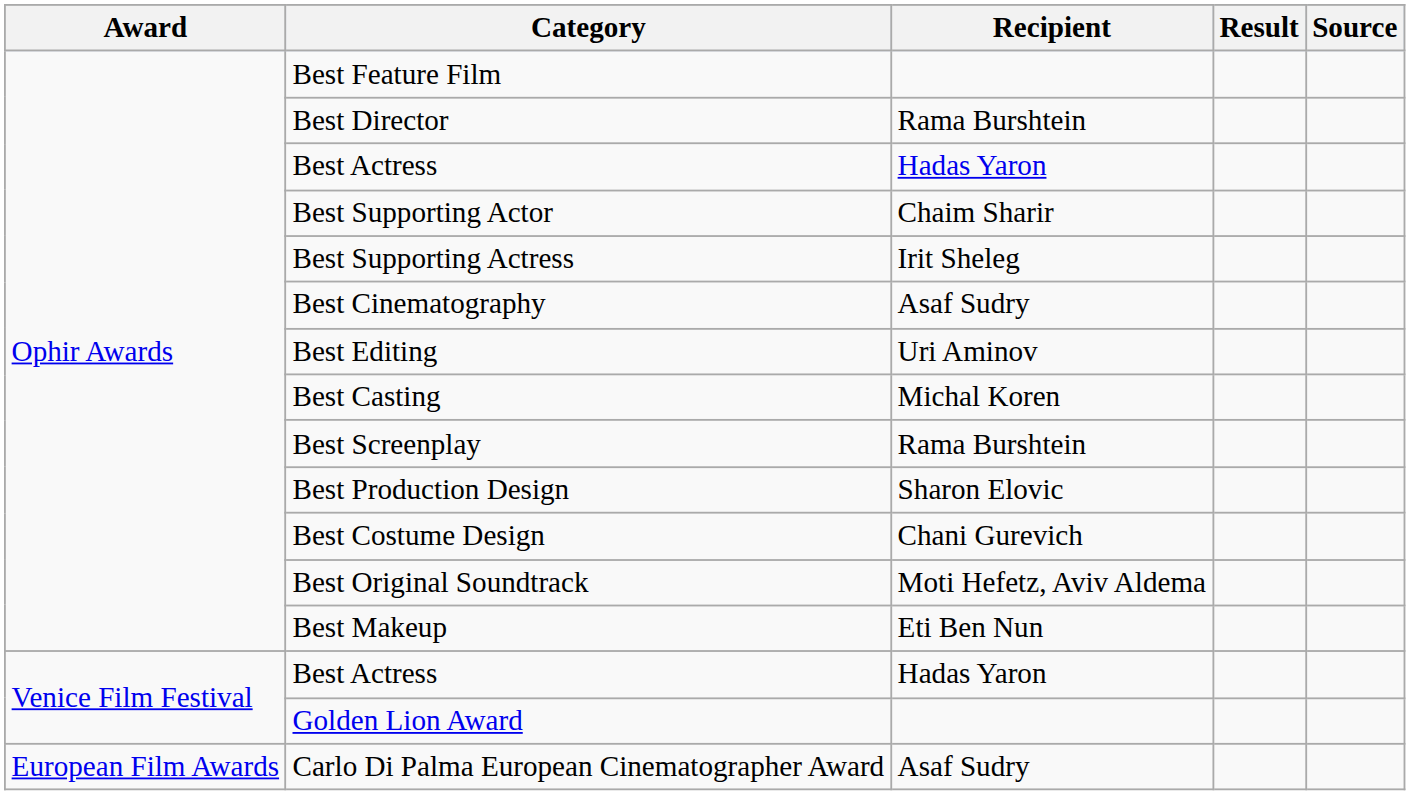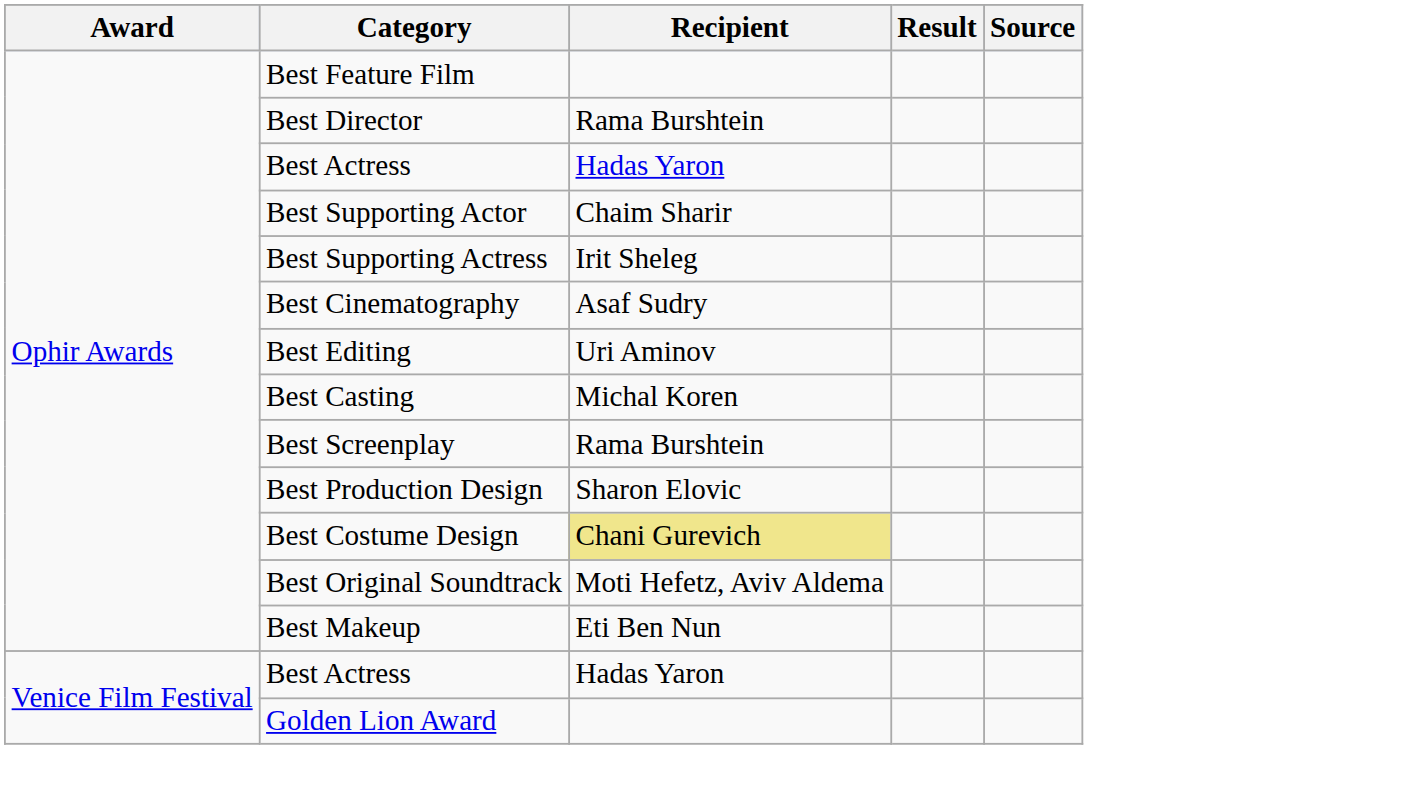(990, 535) no background -> (668, 535) khaki background
- row: (145, 766)
